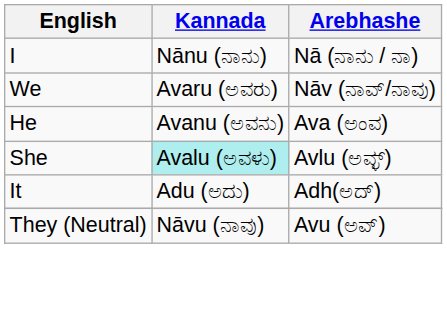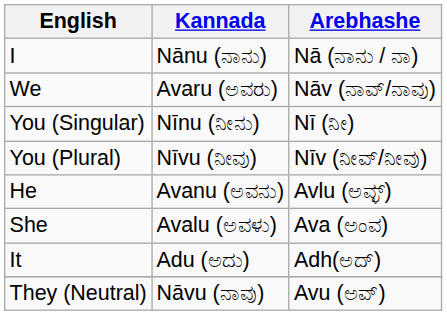+ row: (77, 123)
+ row: (65, 157)
(341, 123) Ava (ಅಂವ) -> (343, 191) Avlu (ಅವ್ಳ್)
(217, 157) paleturquoise background -> (217, 225) no background
(343, 157) Avlu (ಅವ್ಳ್) -> (341, 225) Ava (ಅಂವ)
